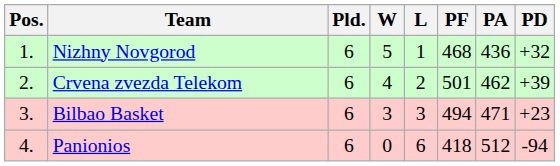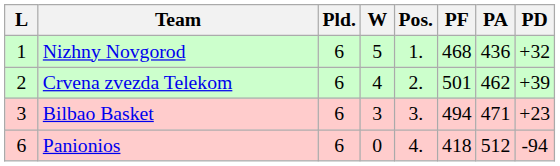columns swapped: (26, 20) <-> (421, 20)
